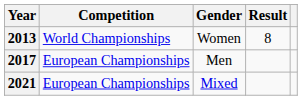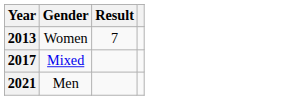- column: (116, 15)
(268, 38) 8 -> (115, 38) 7
(219, 60) Men -> (66, 60) Mixed
(219, 83) Mixed -> (66, 83) Men
